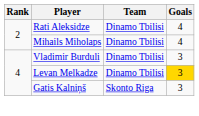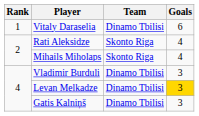+ row: (64, 27)
(135, 27) Dinamo Tbilisi -> (130, 42) Skonto Riga
(135, 42) Dinamo Tbilisi -> (130, 57) Skonto Riga
(130, 88) Skonto Riga -> (135, 103) Dinamo Tbilisi
